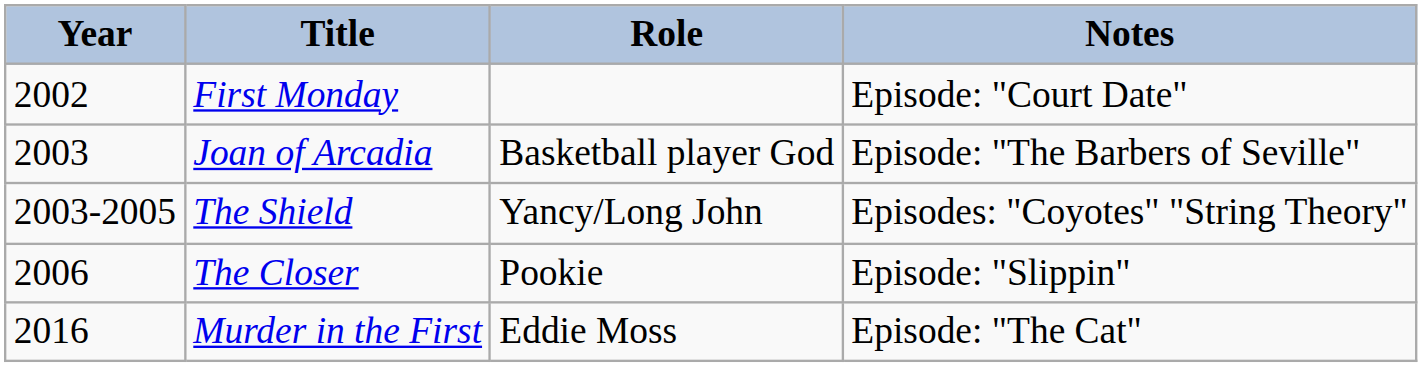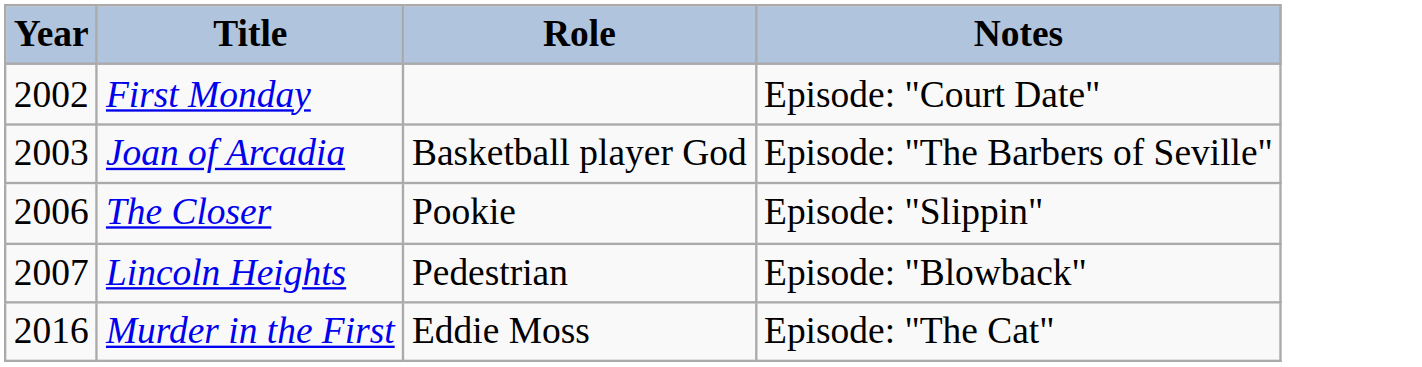- row: (273, 212)
+ row: (226, 271)
